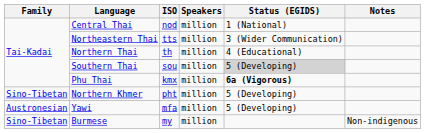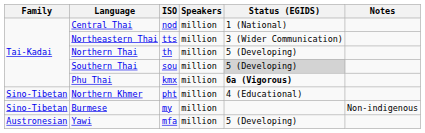(264, 53) 4 (Educational) -> (262, 53) 5 (Developing)
(262, 94) 5 (Developing) -> (264, 94) 4 (Educational)
rows swapped: (82, 108) <-> (89, 121)
